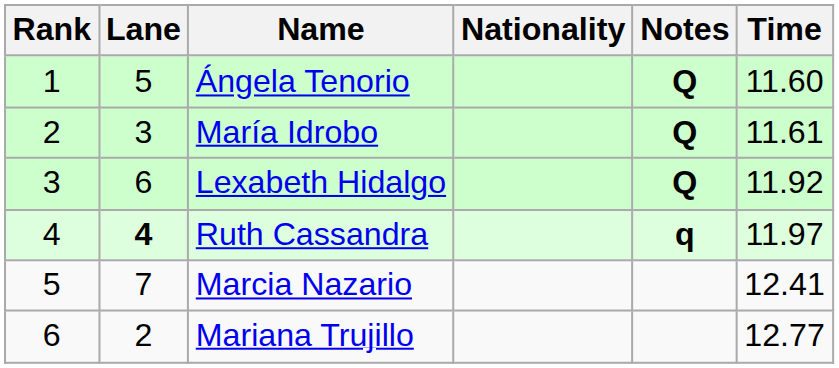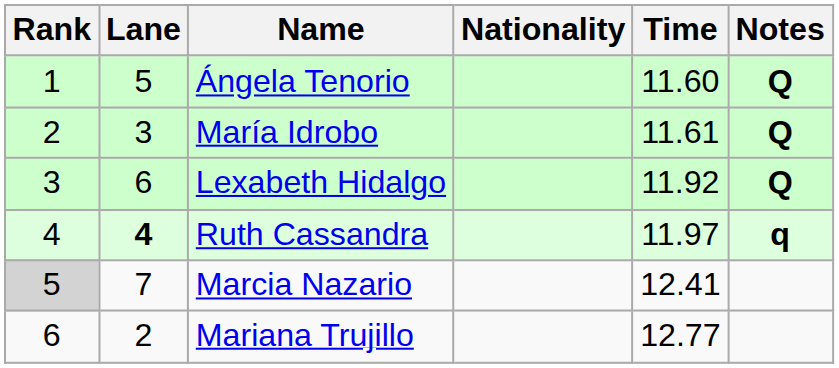columns swapped: (785, 30) <-> (685, 30)
(52, 285) no background -> (52, 285) lightgrey background
